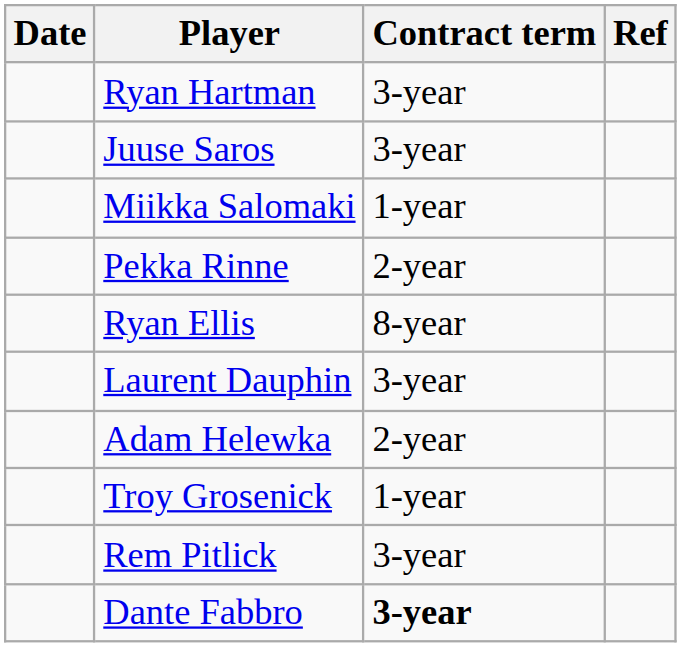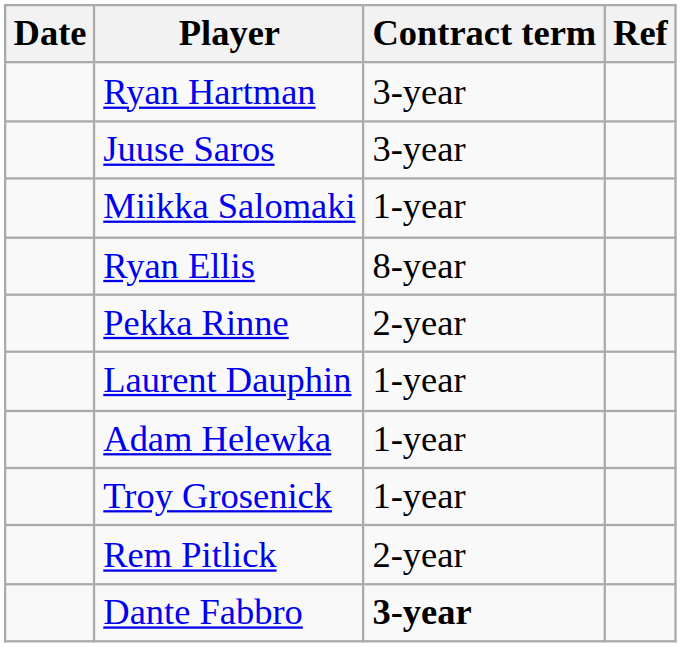rows swapped: (179, 322) <-> (196, 264)
(419, 380) 3-year -> (419, 380) 1-year
(419, 438) 2-year -> (419, 438) 1-year
(419, 554) 3-year -> (419, 554) 2-year
